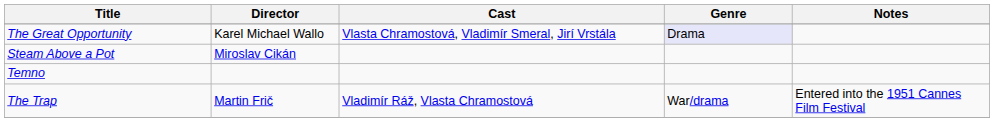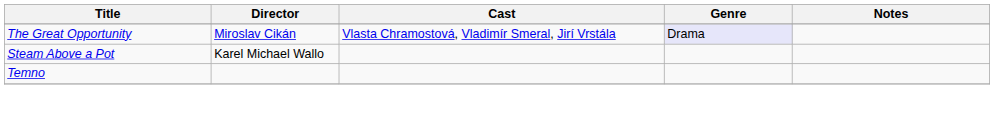(269, 34) Karel Michael Wallo -> (255, 34) Miroslav Cikán
(255, 53) Miroslav Cikán -> (269, 53) Karel Michael Wallo
- row: (32, 100)
